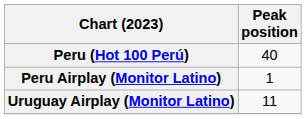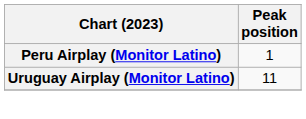- row: (121, 55)
